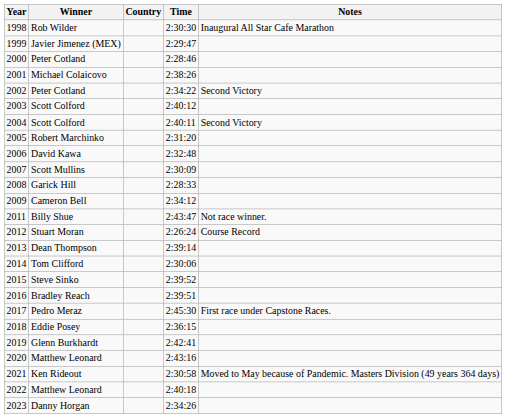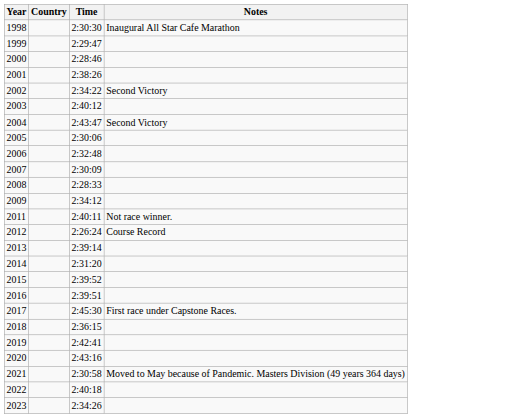- column: (76, 12)
(181, 122) 2:40:11 -> (87, 122) 2:43:47
(181, 138) 2:31:20 -> (87, 138) 2:30:06
(181, 216) 2:43:47 -> (86, 216) 2:40:11
(181, 264) 2:30:06 -> (87, 264) 2:31:20
